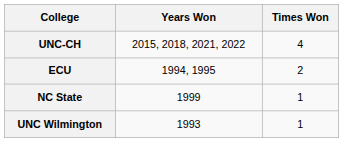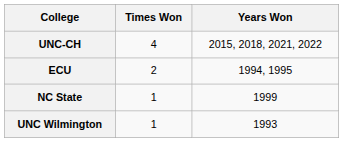columns swapped: (300, 17) <-> (189, 17)
